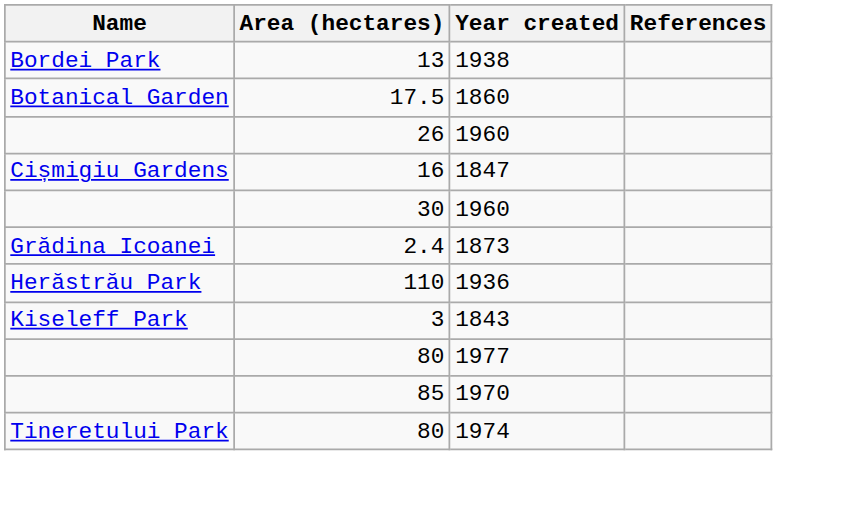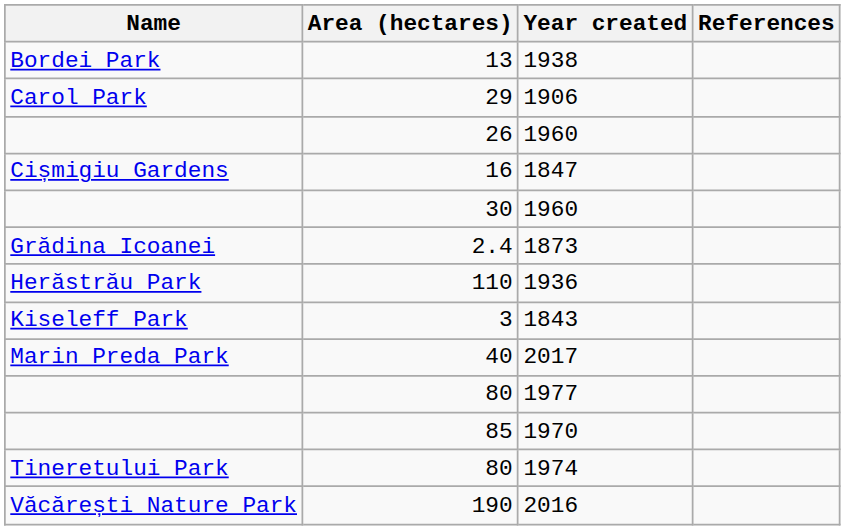- row: (417, 98)
+ row: (499, 98)
+ row: (499, 357)
+ row: (492, 505)
